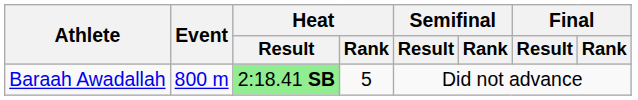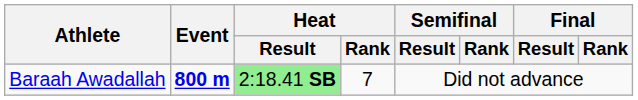(202, 80) normal -> (202, 80) bold
(366, 80) 5 -> (367, 80) 7
